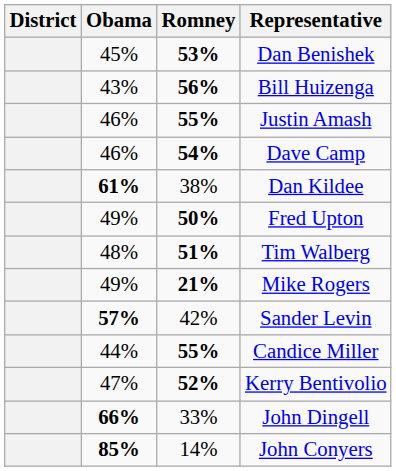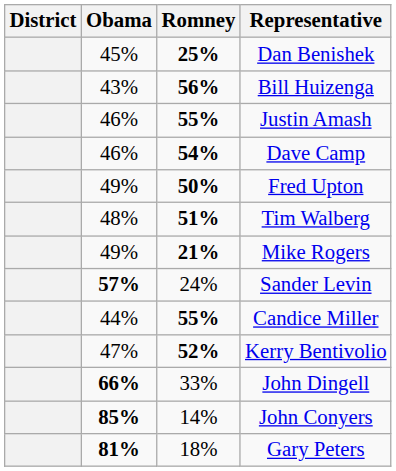(198, 53) 53% -> (198, 53) 25%
- row: (316, 185)
(198, 317) 42% -> (198, 284) 24%
+ row: (316, 449)
